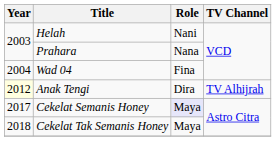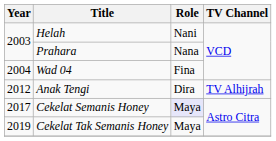(19, 88) lightyellow background -> (19, 88) no background
(19, 126) 2018 -> (19, 126) 2019
